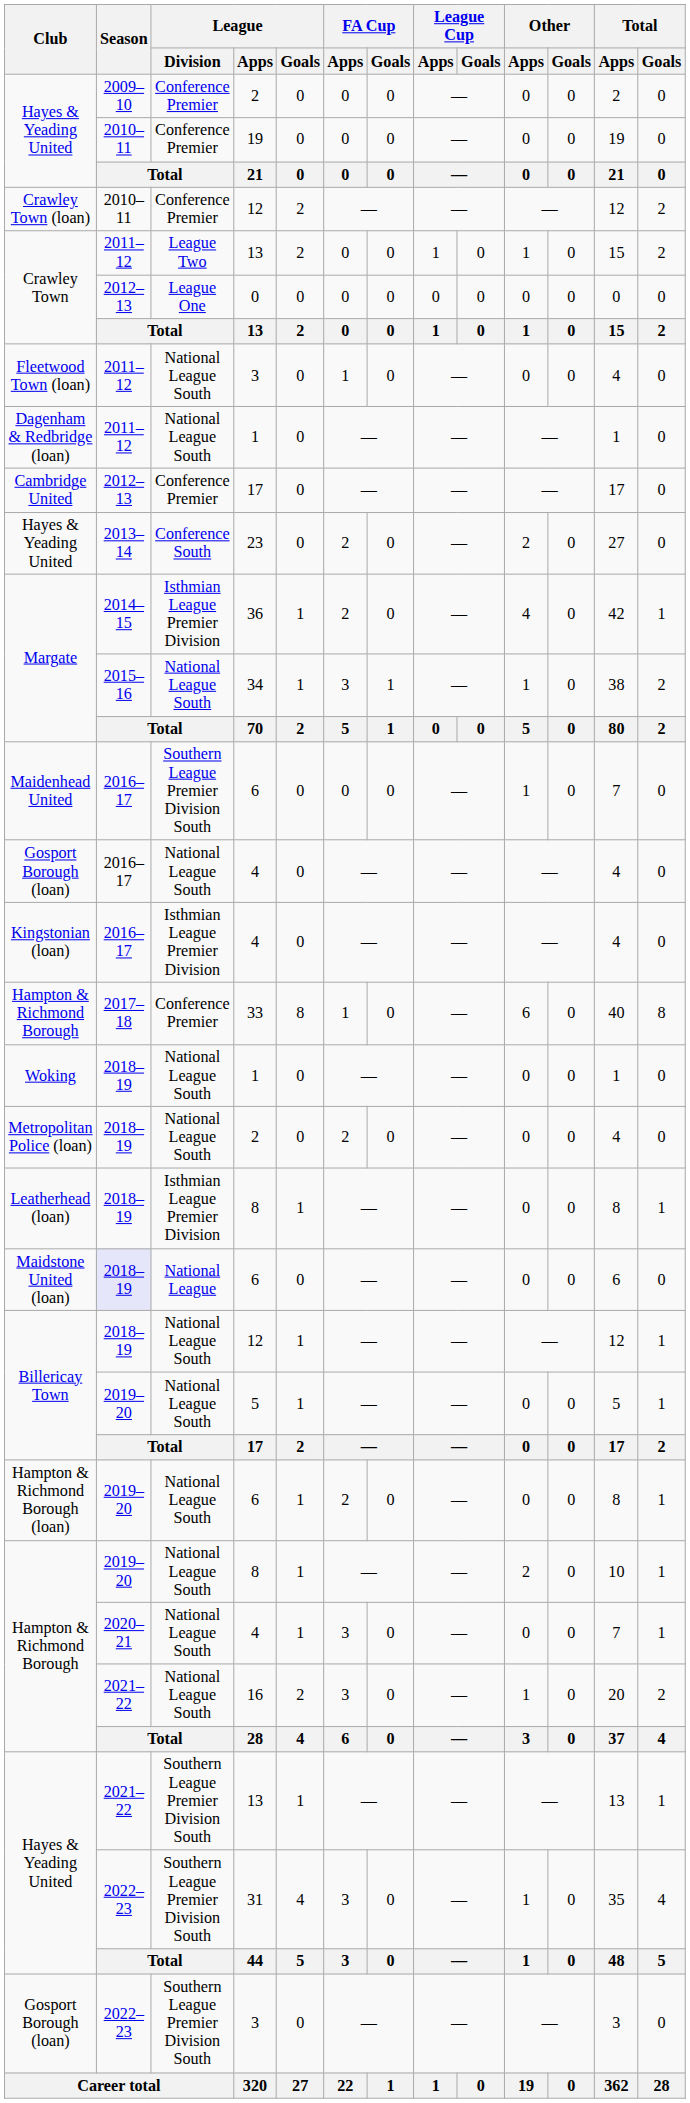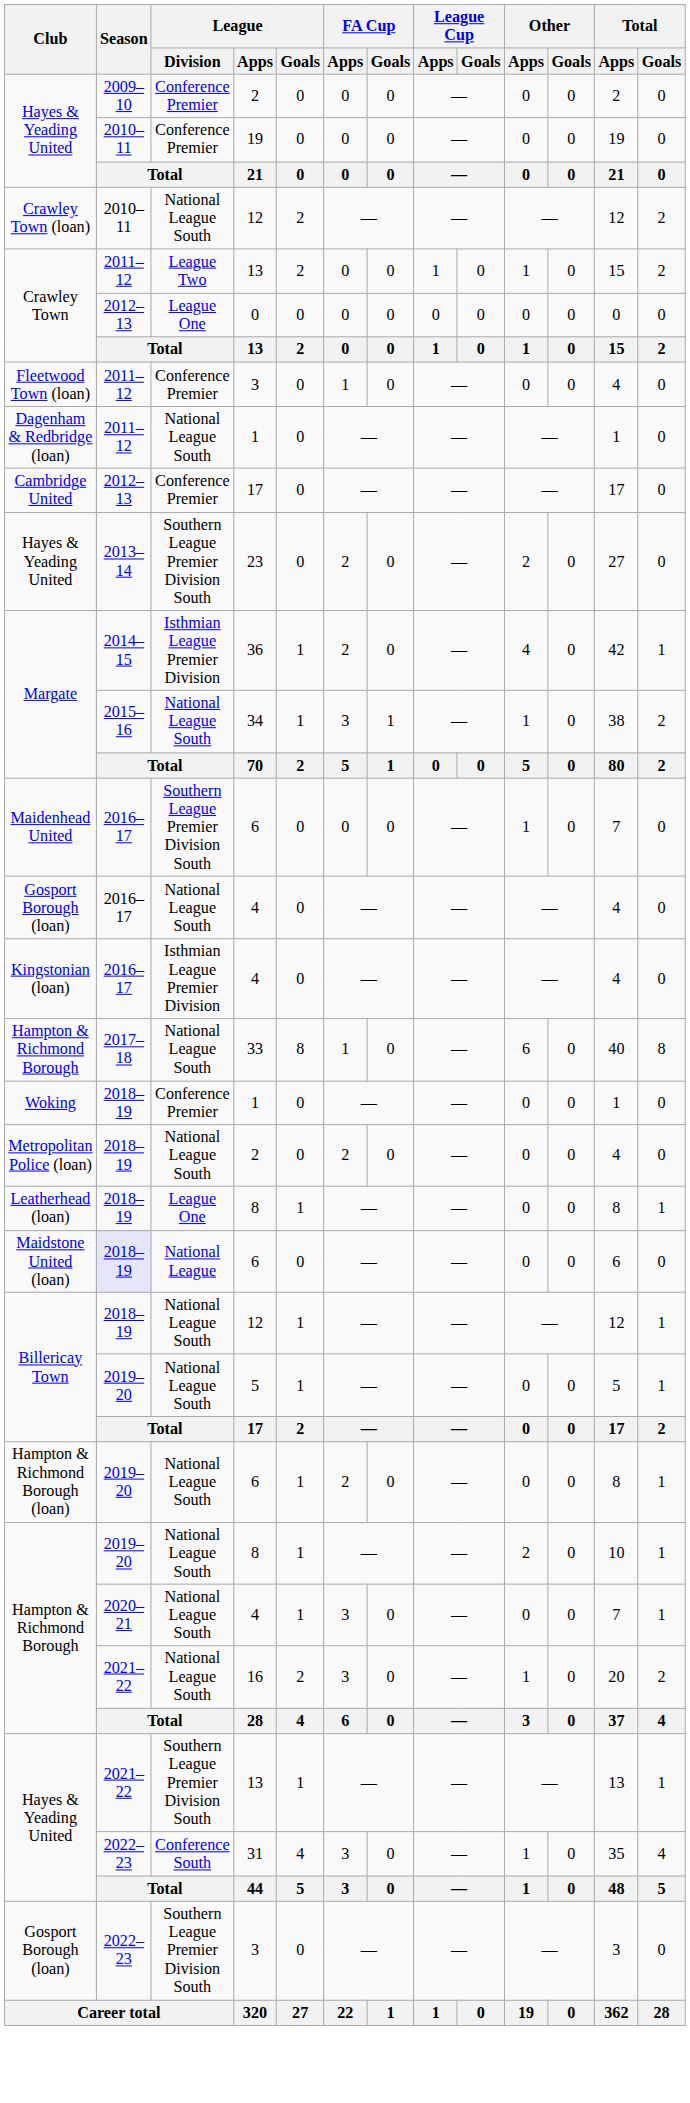(192, 209) Conference Premier -> (192, 218) National League South
(192, 375) National League South -> (192, 384) Conference Premier
(192, 543) Conference South -> (192, 561) Southern League Premier Division South
(192, 1013) Conference Premier -> (192, 1049) National League South
(192, 1075) National League South -> (192, 1102) Conference Premier
(192, 1208) Isthmian League Premier Division -> (192, 1208) League One
(192, 1899) Southern League Premier Division South -> (192, 1853) Conference South
